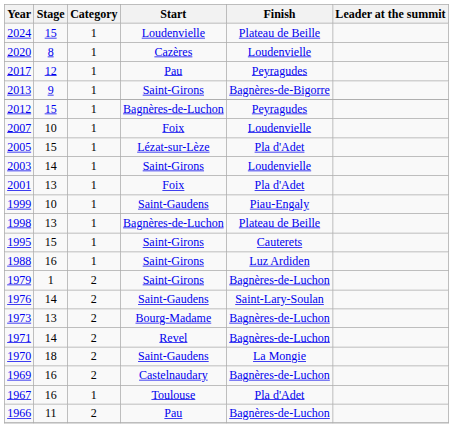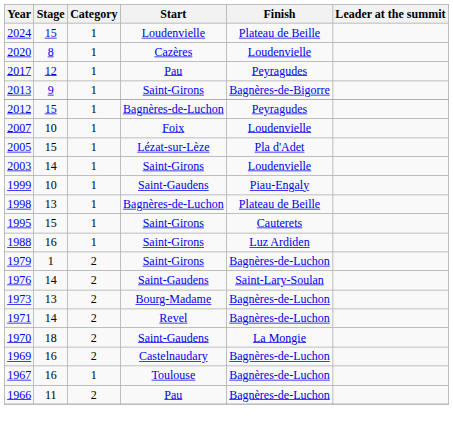- row: (19, 185)
(280, 394) Pla d'Adet -> (280, 375) Bagnères-de-Luchon
